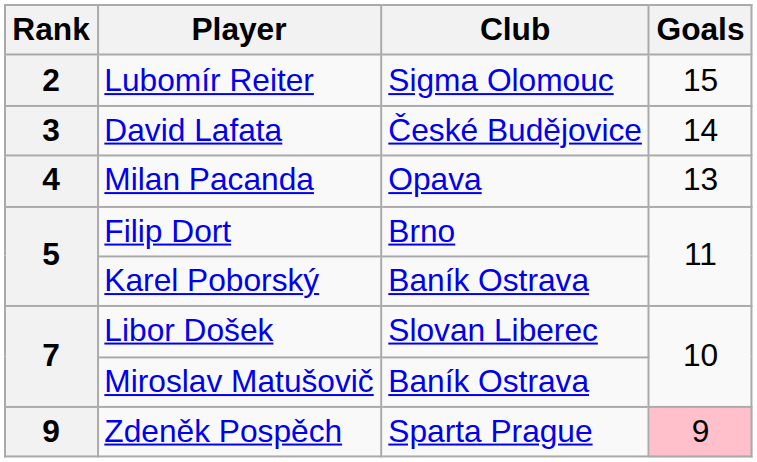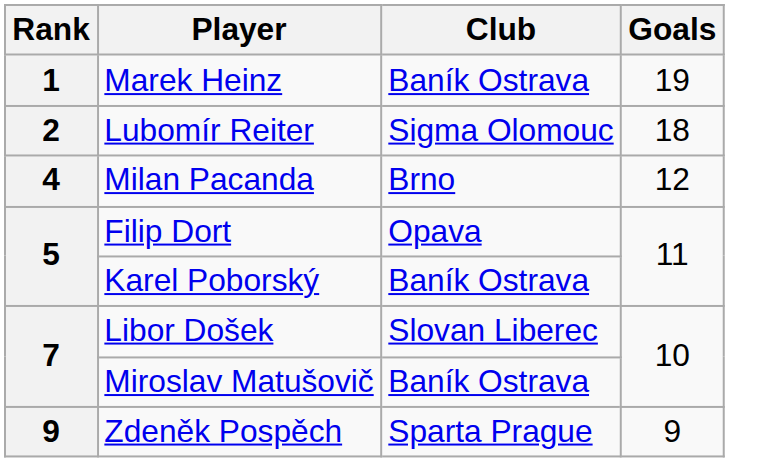+ row: (193, 79)
(701, 79) 15 -> (672, 130) 18
- row: (193, 130)
(435, 180) Opava -> (422, 180) Brno
(701, 180) 13 -> (672, 180) 12
(422, 230) Brno -> (435, 230) Opava
(701, 431) pink background -> (672, 431) no background
